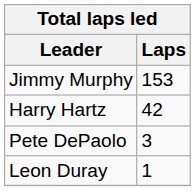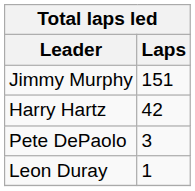(157, 79) 153 -> (157, 79) 151
